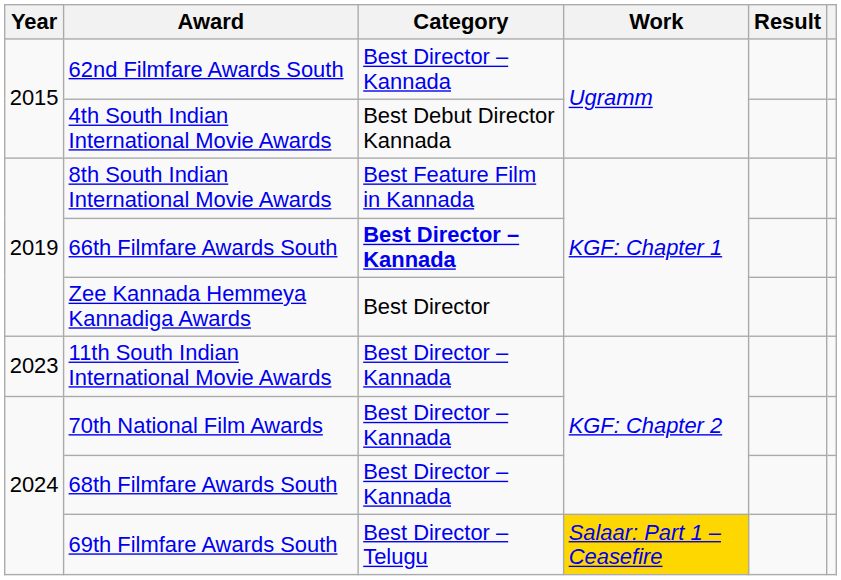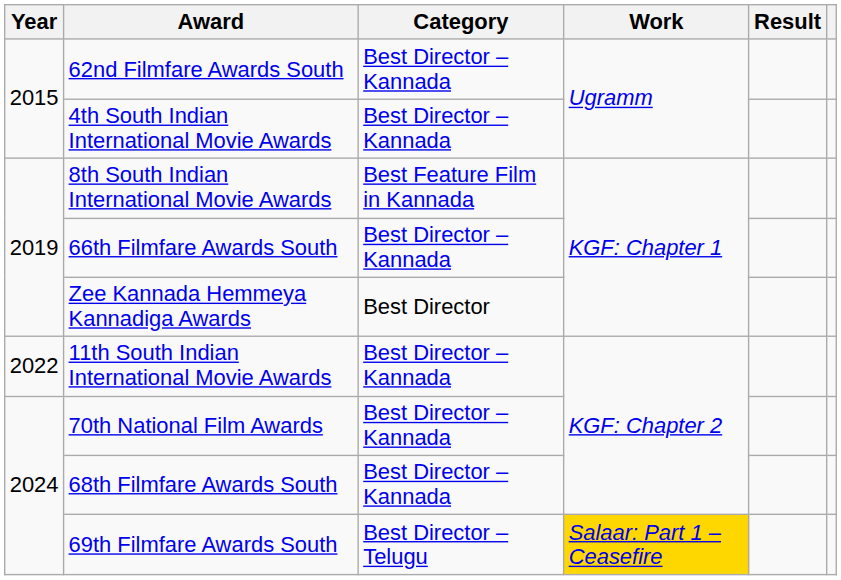(459, 128) Best Debut Director Kannada -> (436, 128) Best Director – Kannada
(441, 247) bold -> (436, 247) normal
(34, 366) 2023 -> (34, 366) 2022
